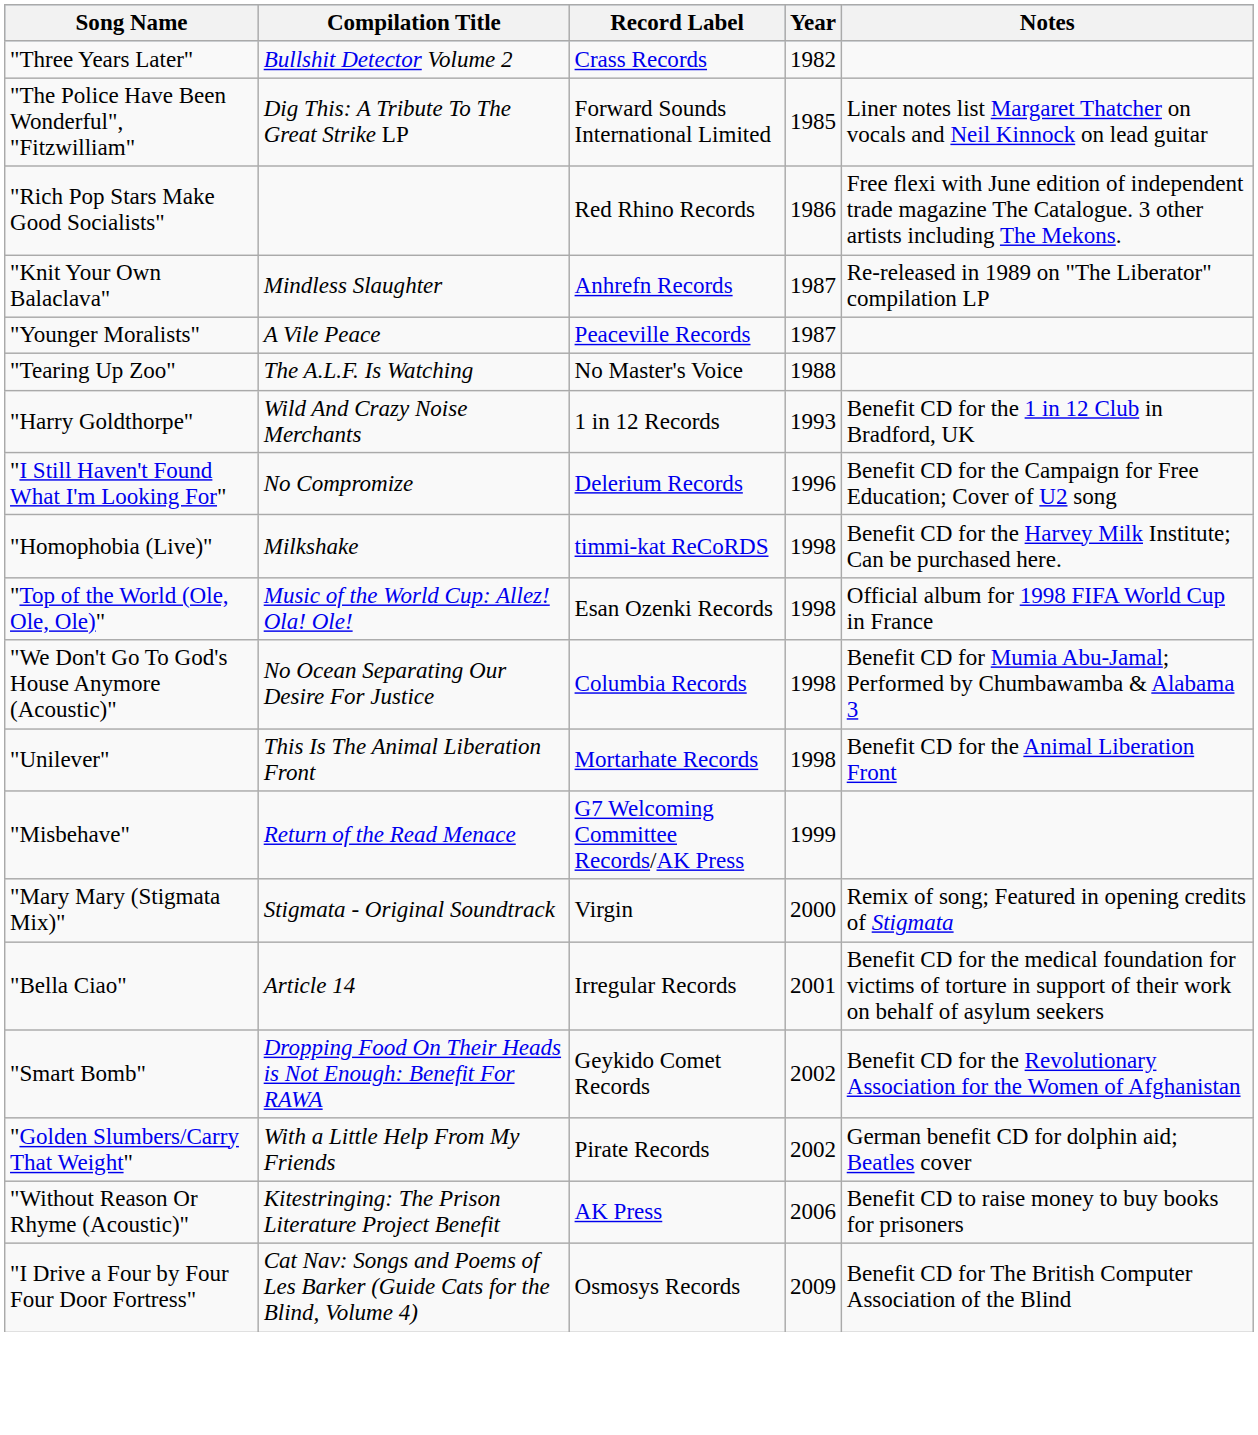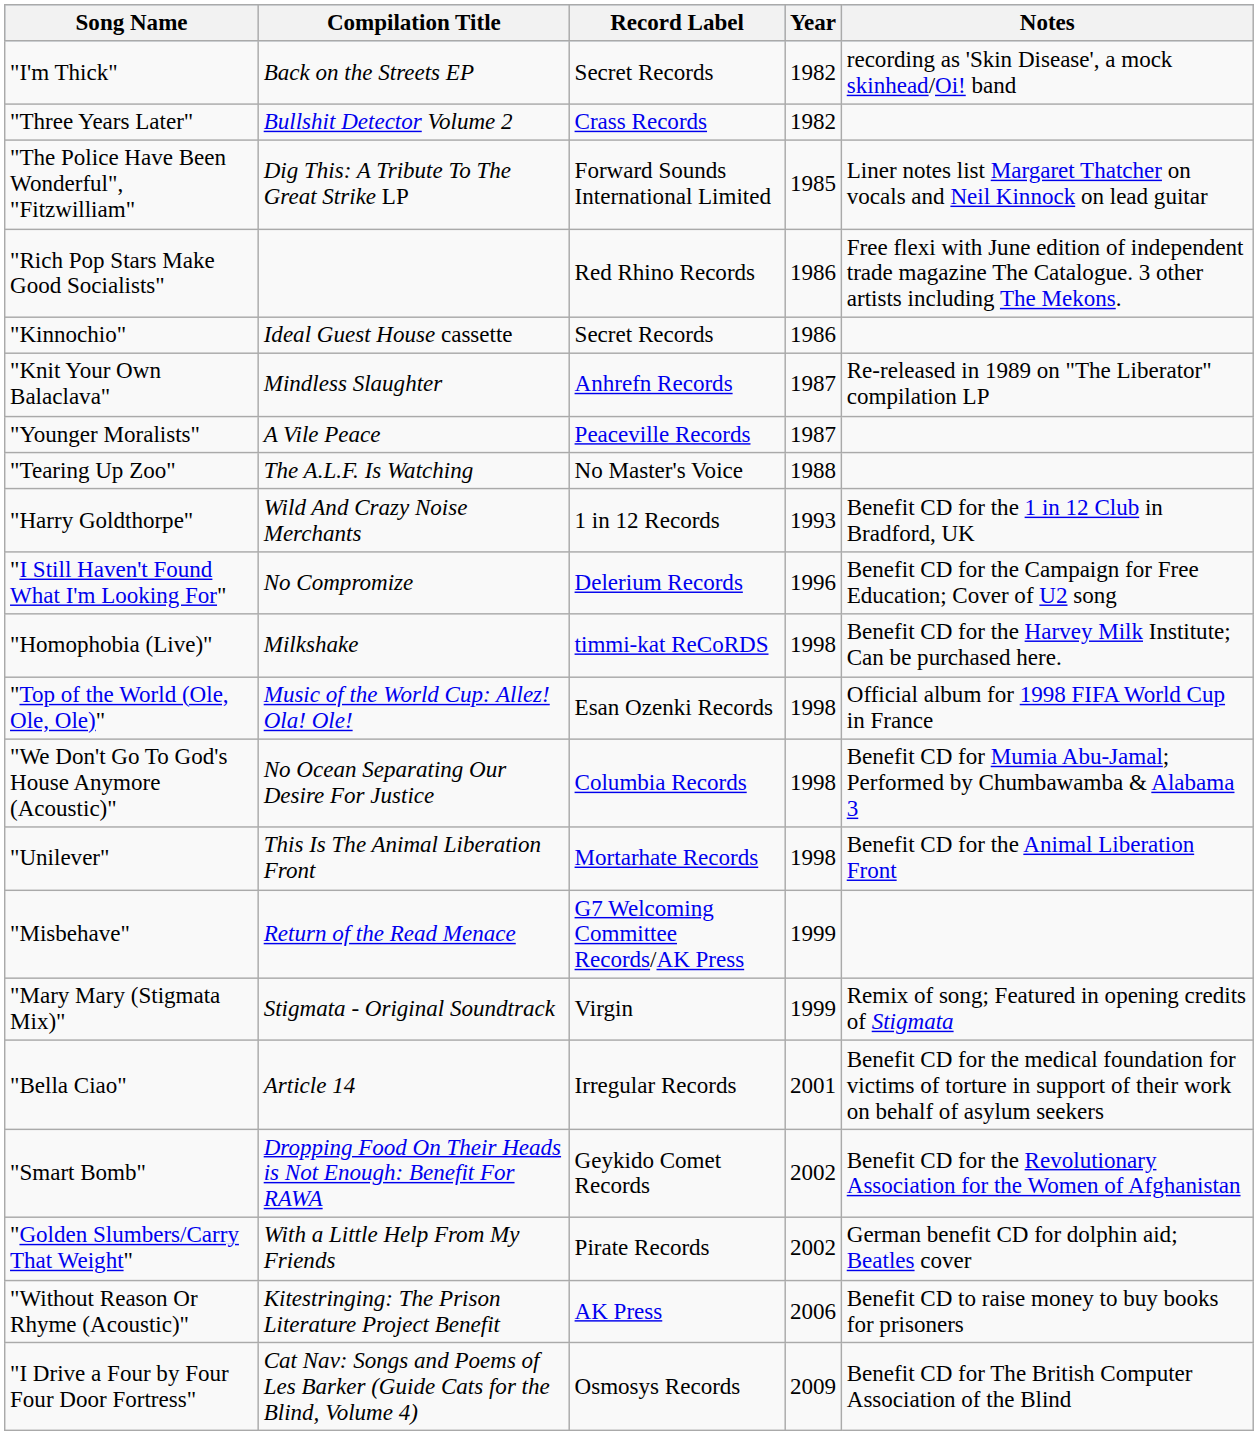+ row: (64, 72)
+ row: (68, 335)
(813, 910) 2000 -> (813, 1009) 1999
